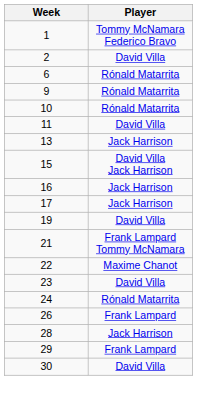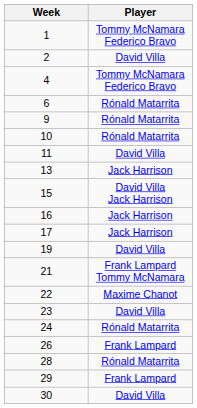+ row: (46, 80)
(140, 333) Jack Harrison -> (140, 361) Rónald Matarrita
